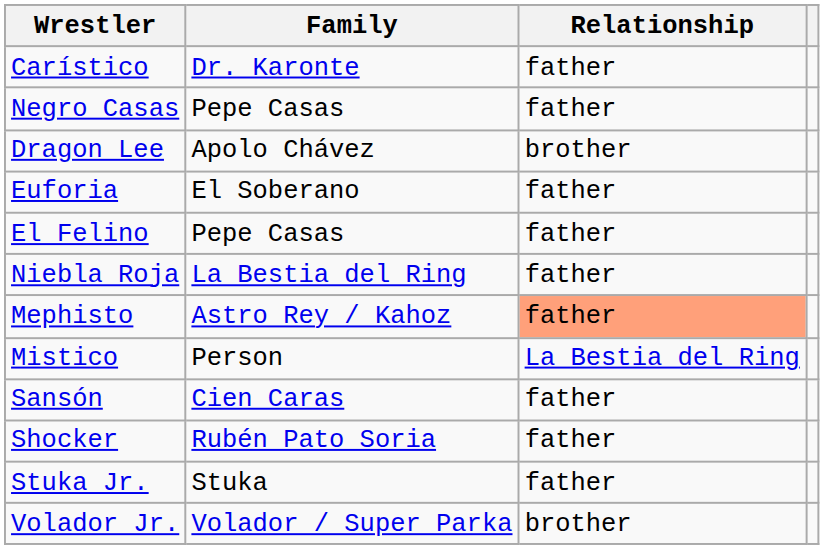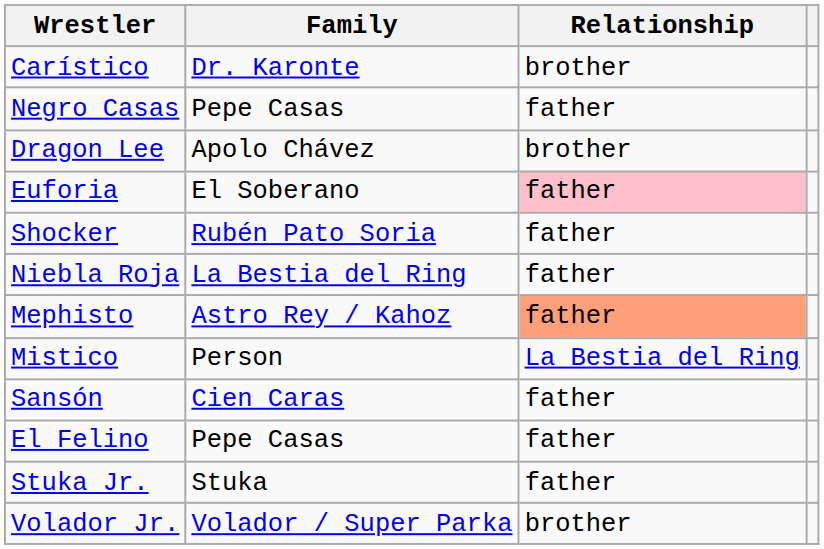(571, 67) father -> (578, 67) brother
(571, 192) no background -> (571, 192) pink background
rows swapped: (80, 233) <-> (65, 441)
